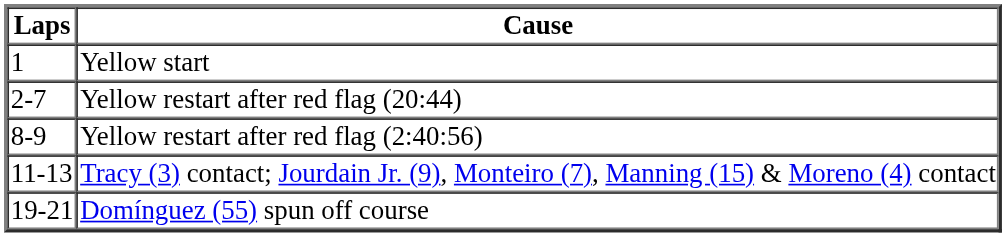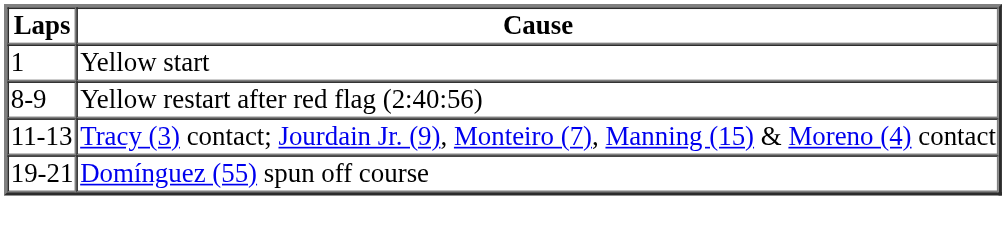- row: (271, 99)
